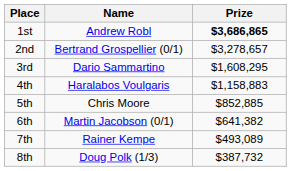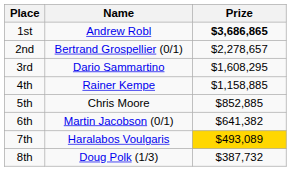(239, 49) $3,278,657 -> (239, 49) $2,278,657
(119, 85) Haralabos Voulgaris -> (119, 85) Rainer Kempe
(239, 85) $1,158,883 -> (239, 85) $1,158,885
(119, 139) Rainer Kempe -> (119, 139) Haralabos Voulgaris
(239, 139) no background -> (239, 139) gold background
